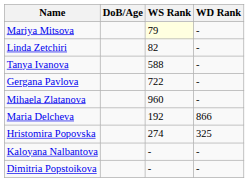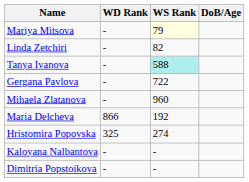columns swapped: (123, 13) <-> (219, 13)
(156, 65) no background -> (161, 65) paleturquoise background
